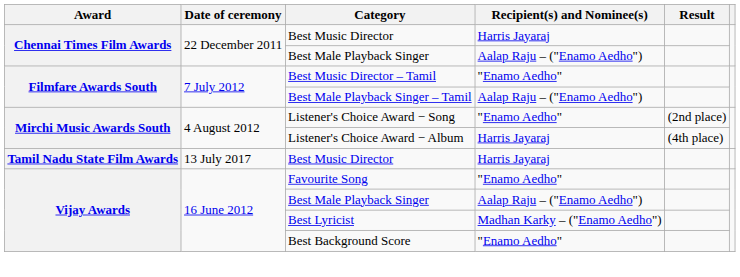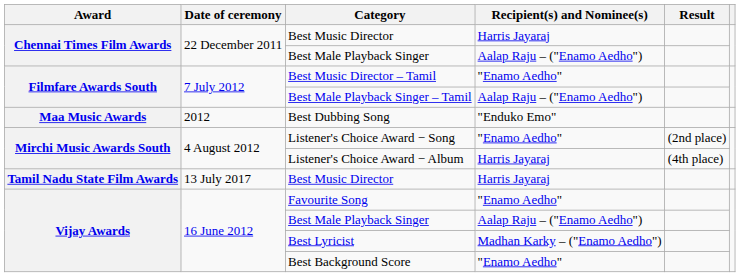+ row: (93, 117)
